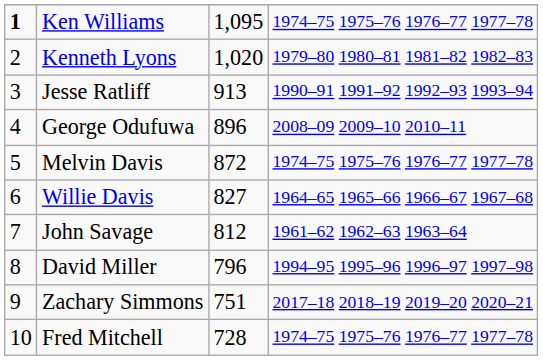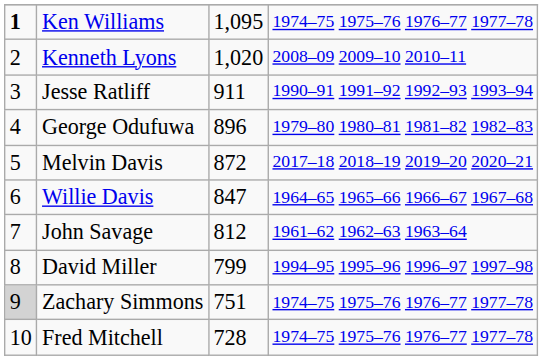(403, 57) 1979–80 1980–81 1981–82 1982–83 -> (369, 57) 2008–09 2009–10 2010–11
(230, 92) 913 -> (230, 92) 911
(369, 127) 2008–09 2009–10 2010–11 -> (403, 127) 1979–80 1980–81 1981–82 1982–83
(403, 162) 1974–75 1975–76 1976–77 1977–78 -> (403, 162) 2017–18 2018–19 2019–20 2020–21
(230, 197) 827 -> (230, 197) 847
(230, 267) 796 -> (230, 267) 799
(15, 302) no background -> (15, 302) lightgrey background
(403, 302) 2017–18 2018–19 2019–20 2020–21 -> (403, 302) 1974–75 1975–76 1976–77 1977–78
